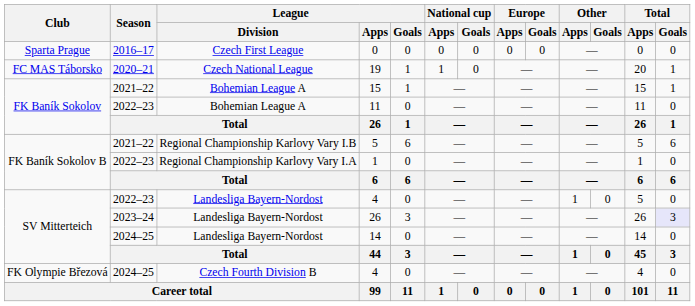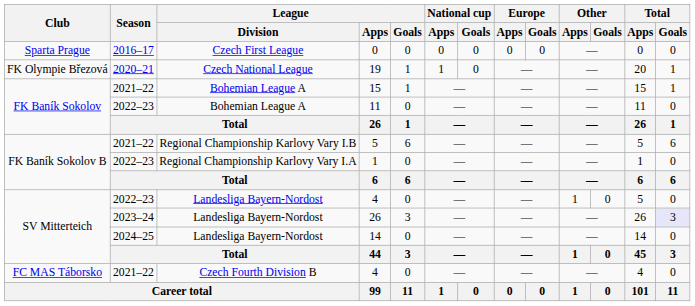(57, 69) FC MAS Táborsko -> (57, 69) FK Olympie Březová
(57, 273) FK Olympie Březová -> (57, 273) FC MAS Táborsko
(133, 273) 2024–25 -> (133, 273) 2021–22
